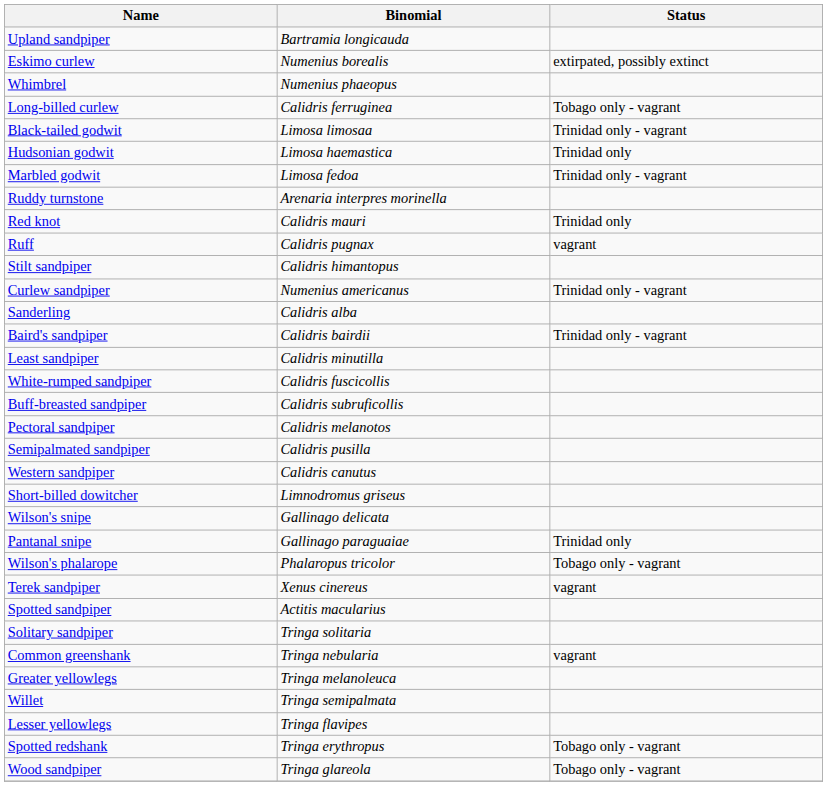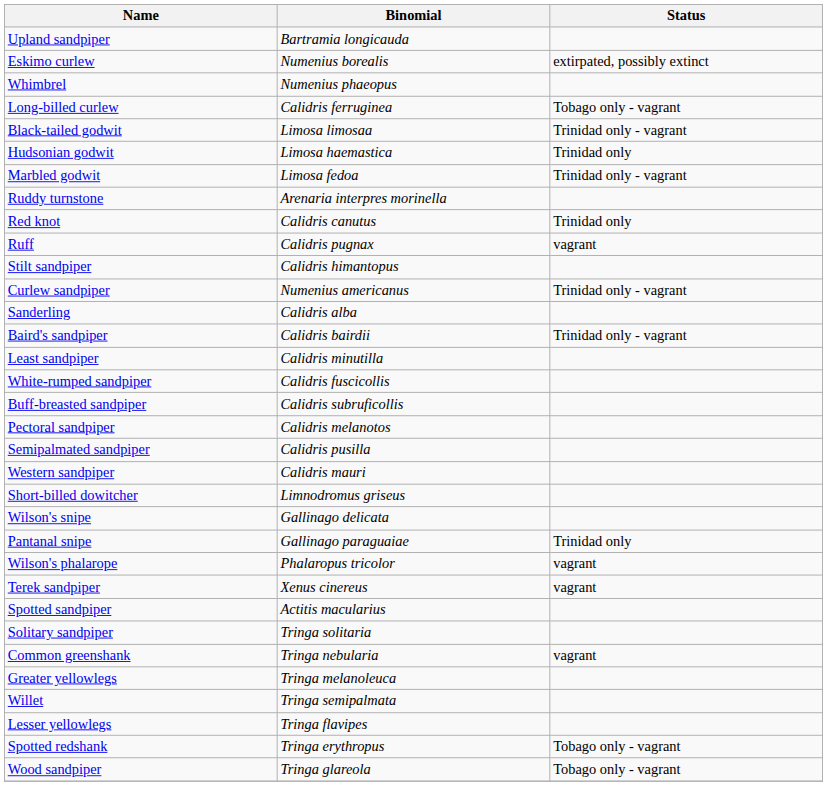(323, 221) Calidris mauri -> (328, 221) Calidris canutus
(328, 472) Calidris canutus -> (323, 472) Calidris mauri
(617, 564) Tobago only - vagrant -> (575, 564) vagrant
